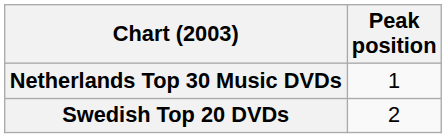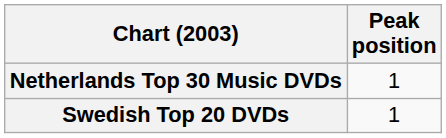(394, 115) 2 -> (394, 115) 1
